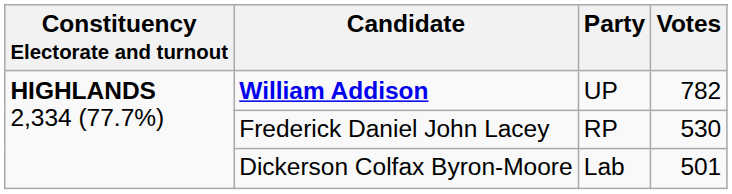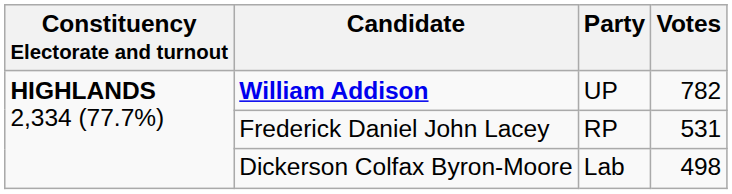(701, 129) 530 -> (701, 129) 531
(701, 167) 501 -> (701, 167) 498
